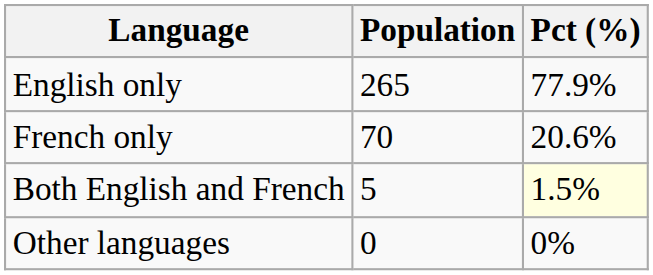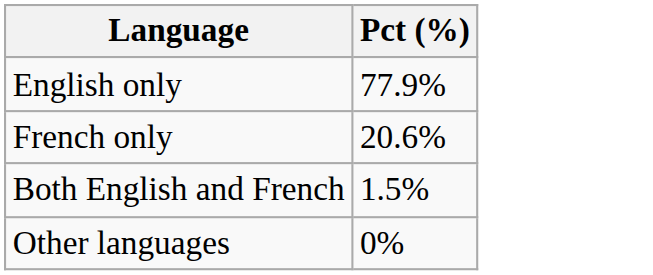- column: (438, 30)
(565, 189) lightyellow background -> (395, 189) no background
